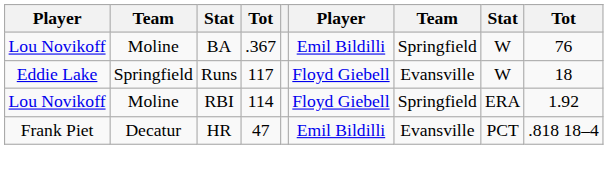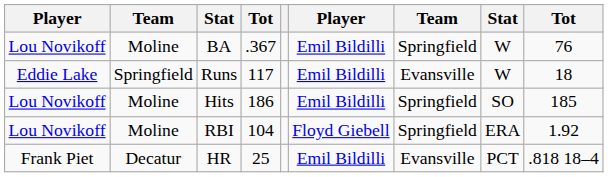(341, 74) Floyd Giebell -> (341, 74) Emil Bildilli
+ row: (219, 102)
(261, 102) 114 -> (261, 130) 104
(261, 130) 47 -> (261, 158) 25
